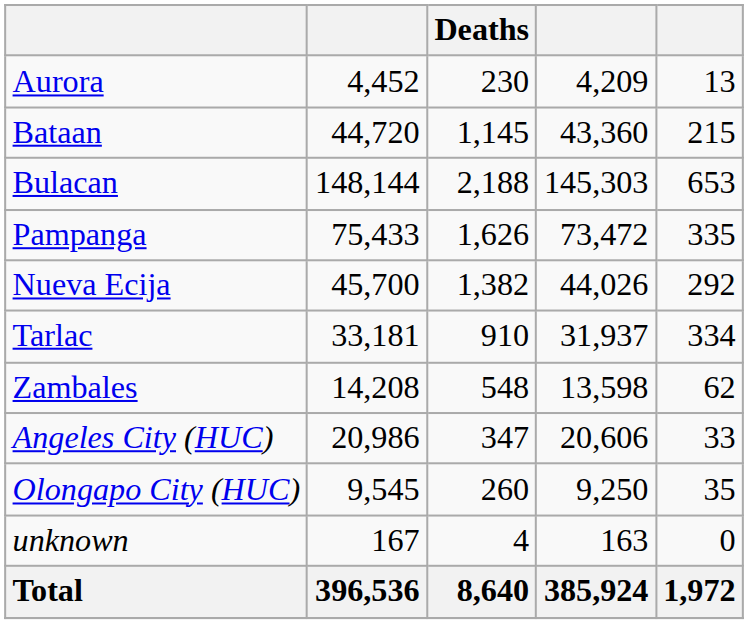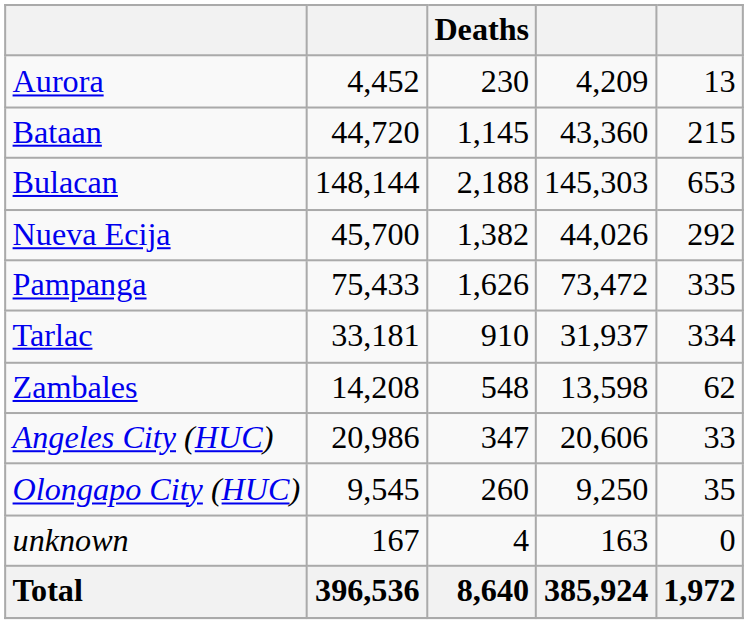rows swapped: (92, 285) <-> (80, 234)
